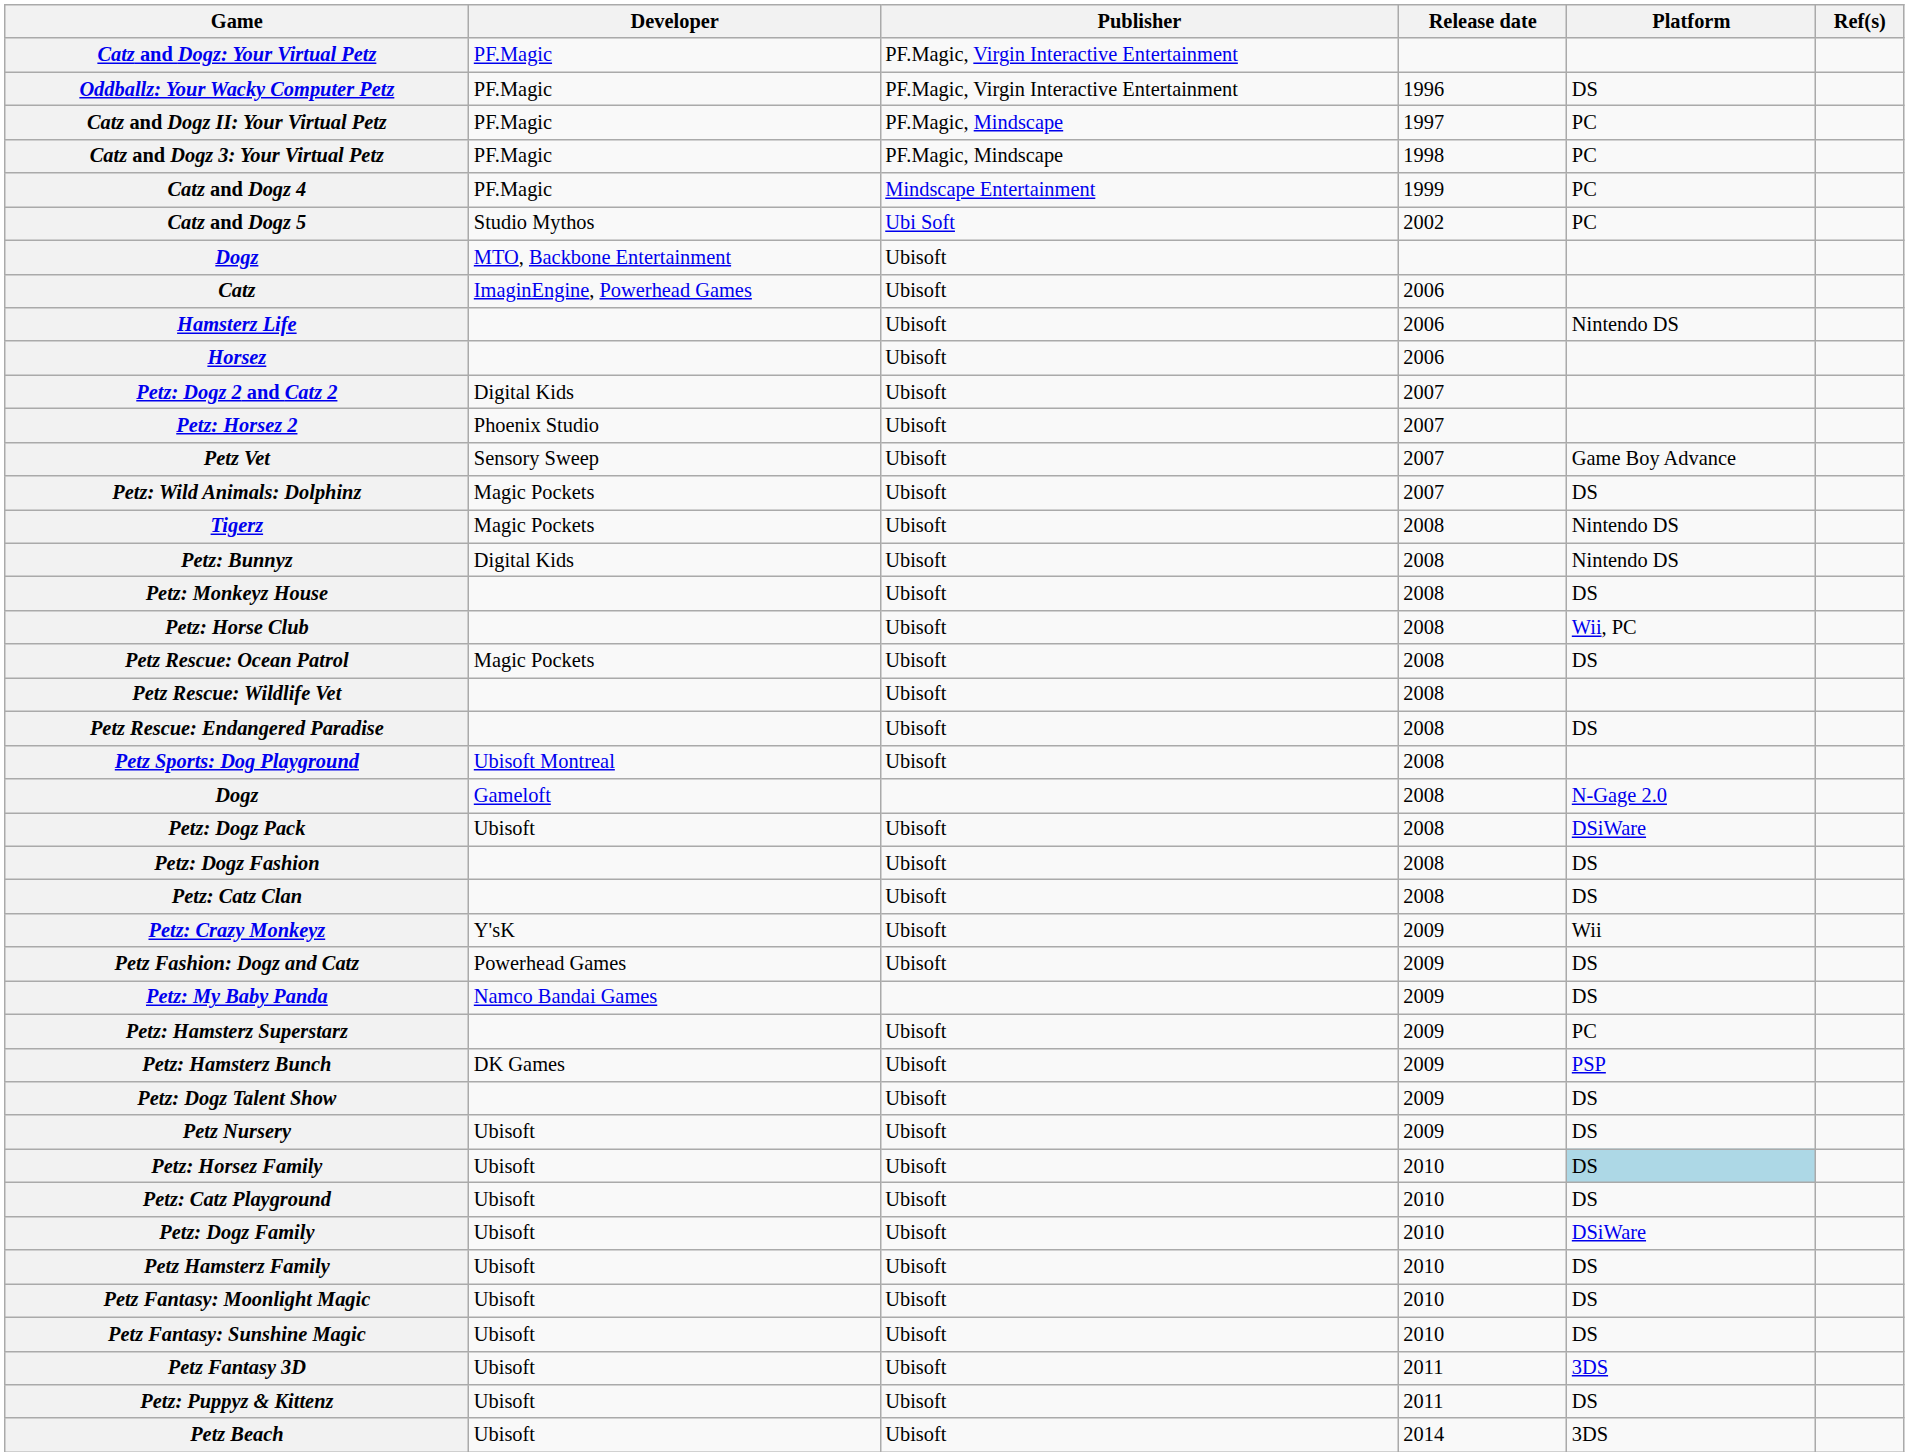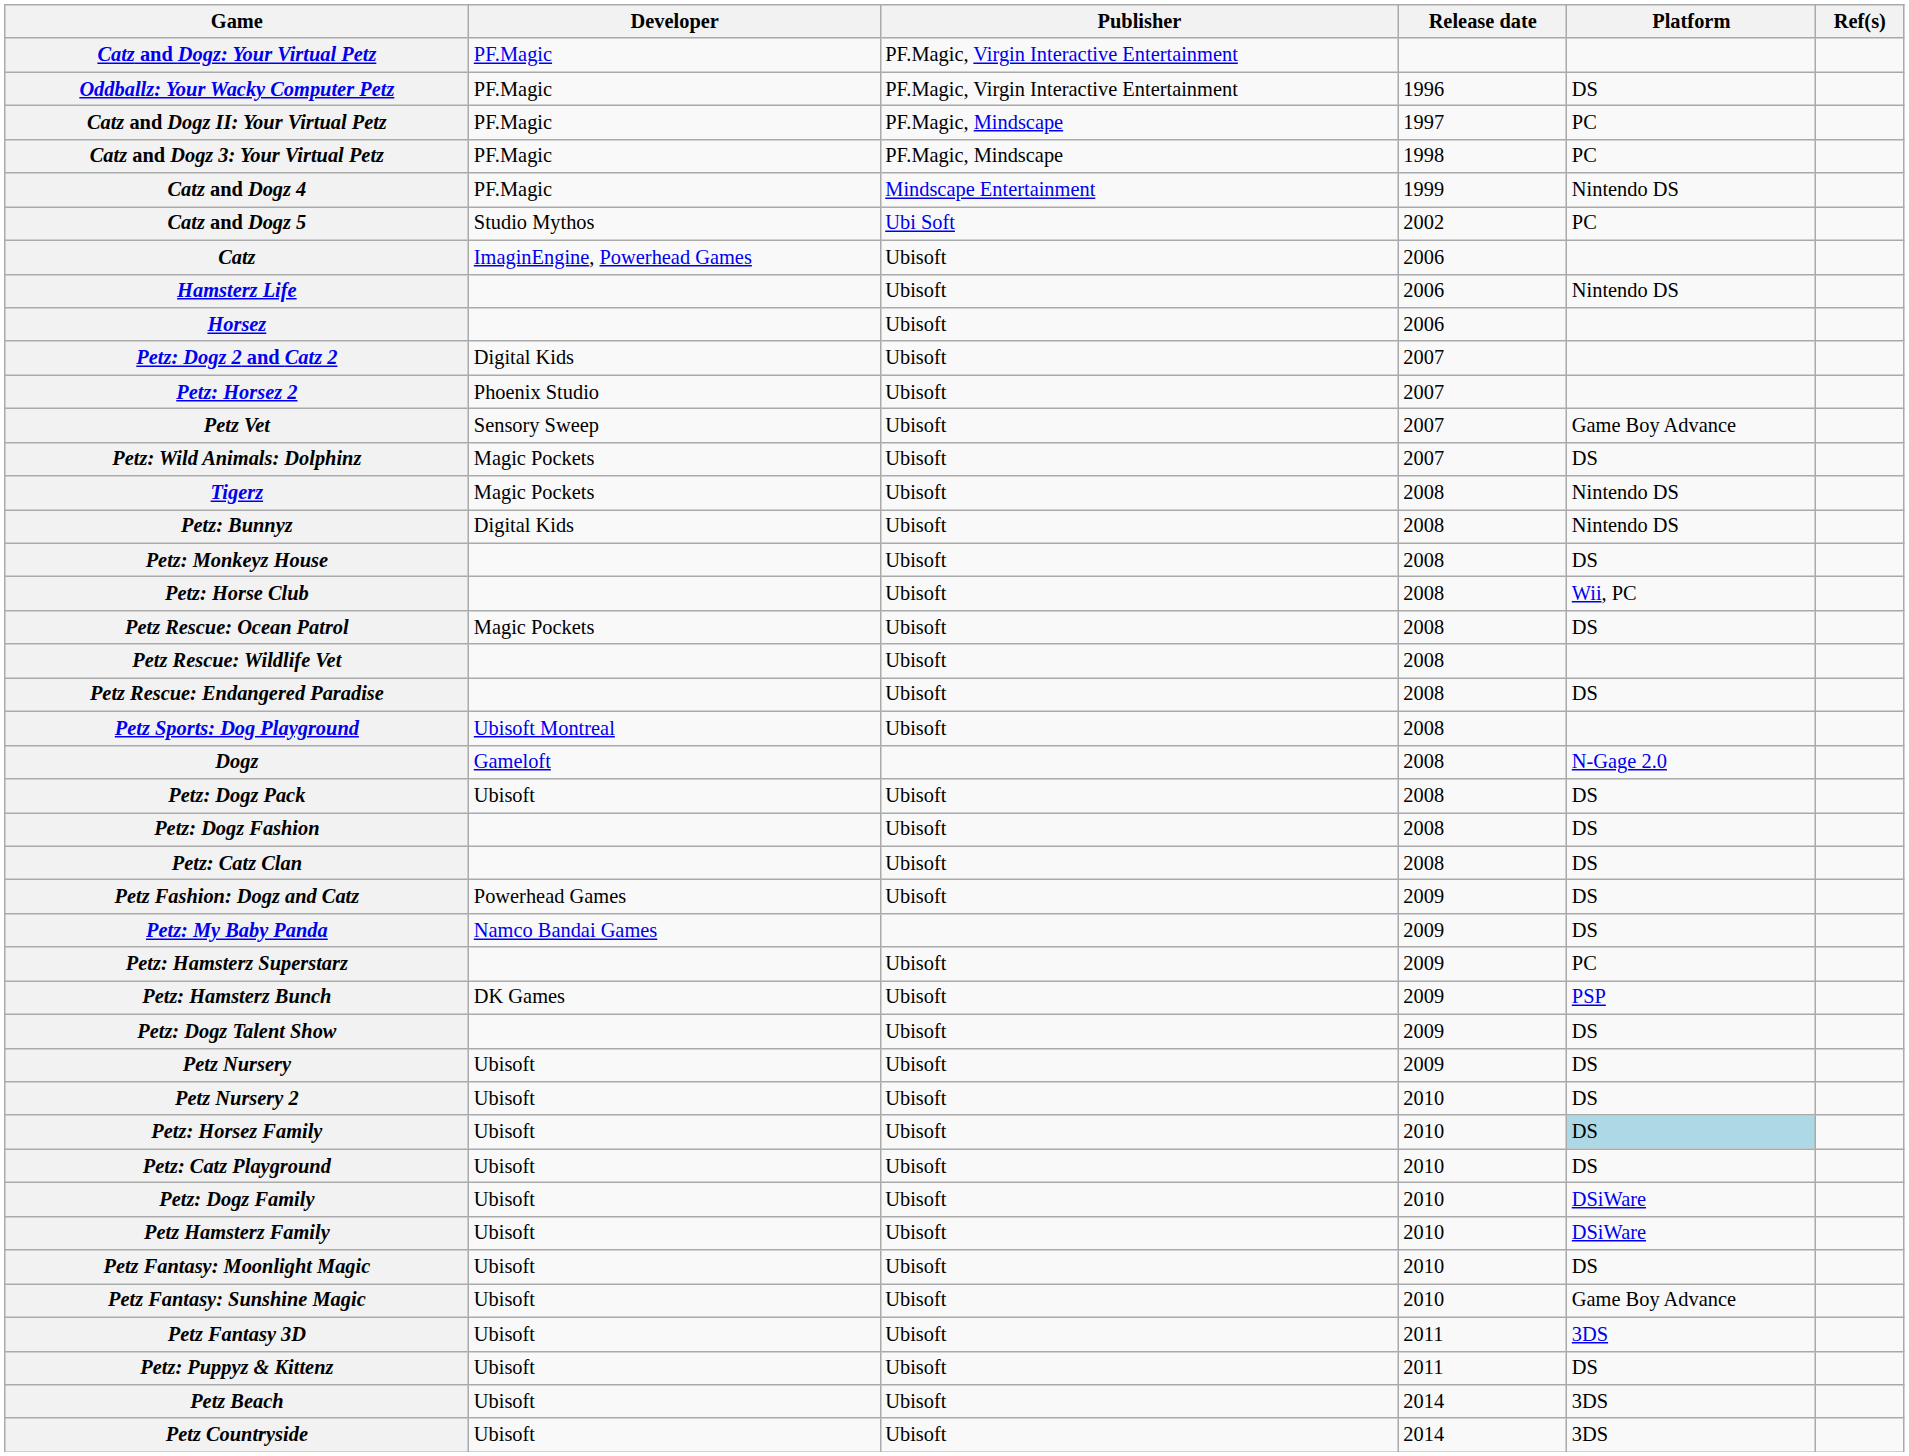(1584, 189) PC -> (1625, 189) Nintendo DS
- row: (237, 256)
(1609, 828) DSiWare -> (1585, 795) DS
- row: (237, 929)
+ row: (237, 1097)
(1585, 1266) DS -> (1609, 1232) DSiWare
(1585, 1333) DS -> (1654, 1299) Game Boy Advance
+ row: (237, 1434)
